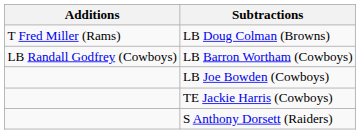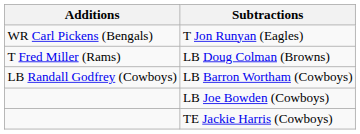+ row: (243, 35)
- row: (258, 118)
